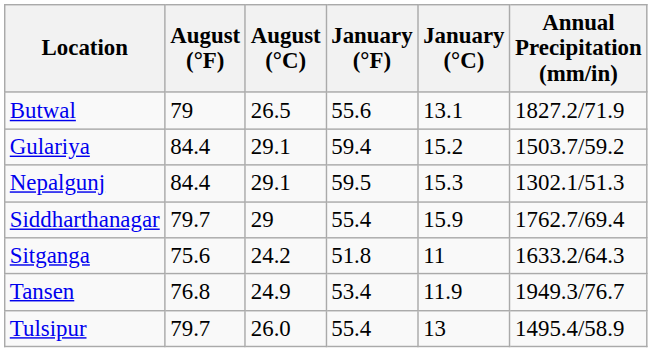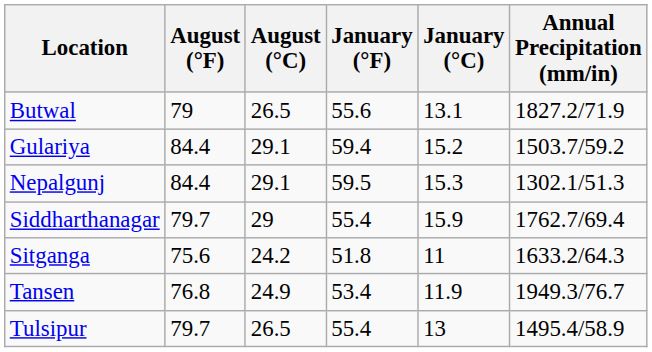(271, 328) 26.0 -> (271, 328) 26.5
